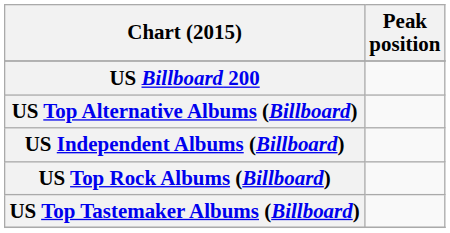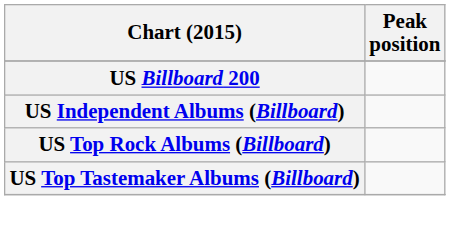- row: (185, 111)
